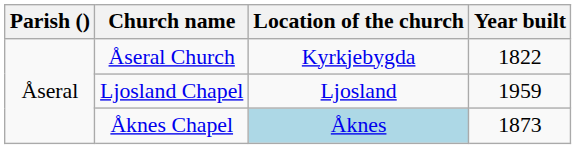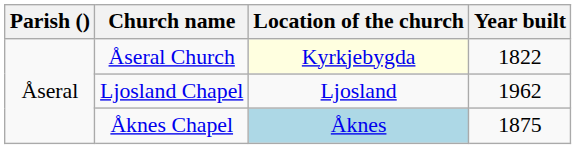(359, 56) no background -> (359, 56) lightyellow background
(520, 90) 1959 -> (520, 90) 1962
(520, 125) 1873 -> (520, 125) 1875
